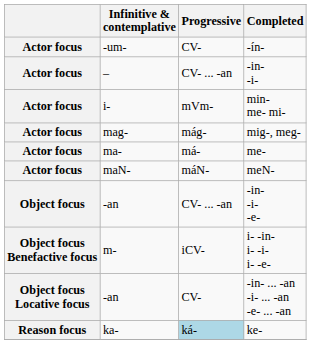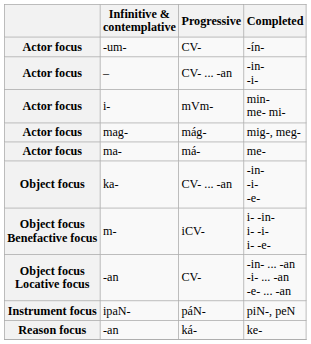- row: (261, 170)
(111, 203) -an -> (111, 184) ka-
+ row: (271, 310)
(111, 330) ka- -> (111, 330) -an
(189, 330) lightblue background -> (189, 330) no background
